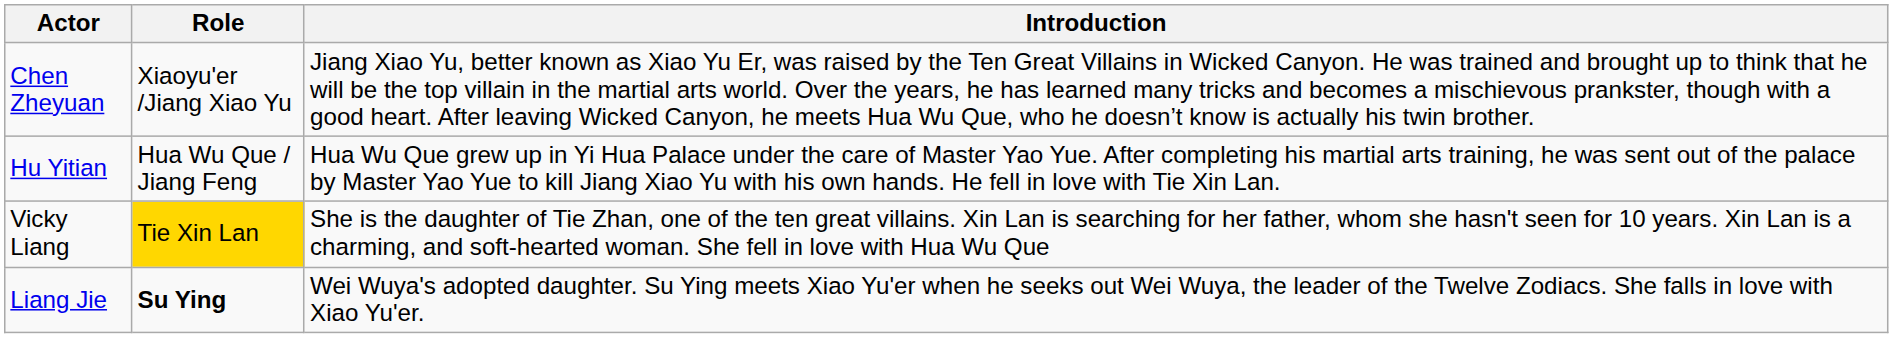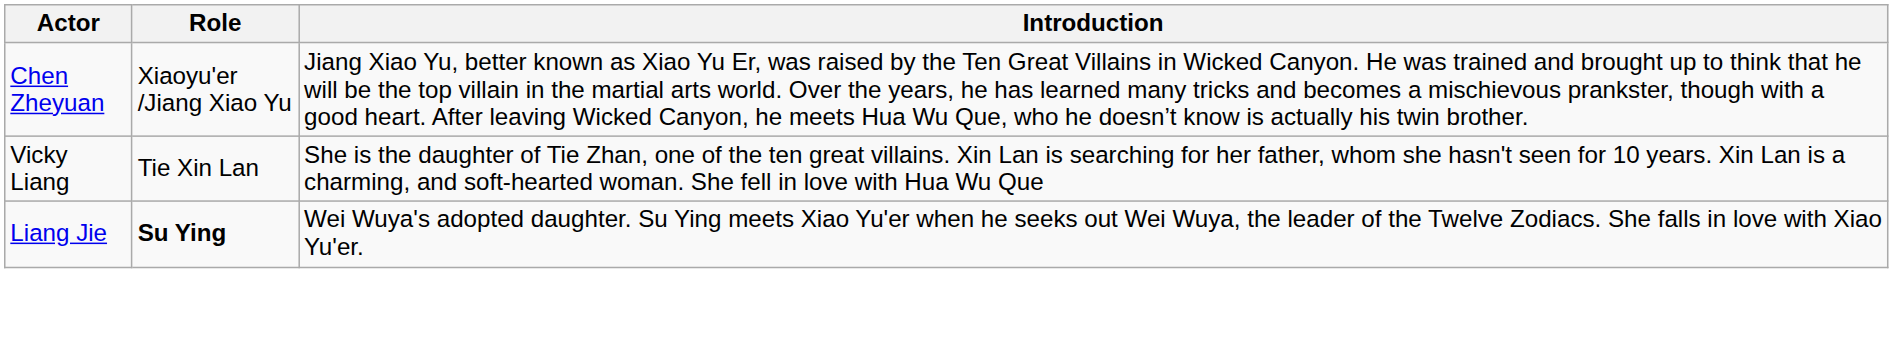- row: (59, 168)
(198, 233) gold background -> (198, 168) no background
